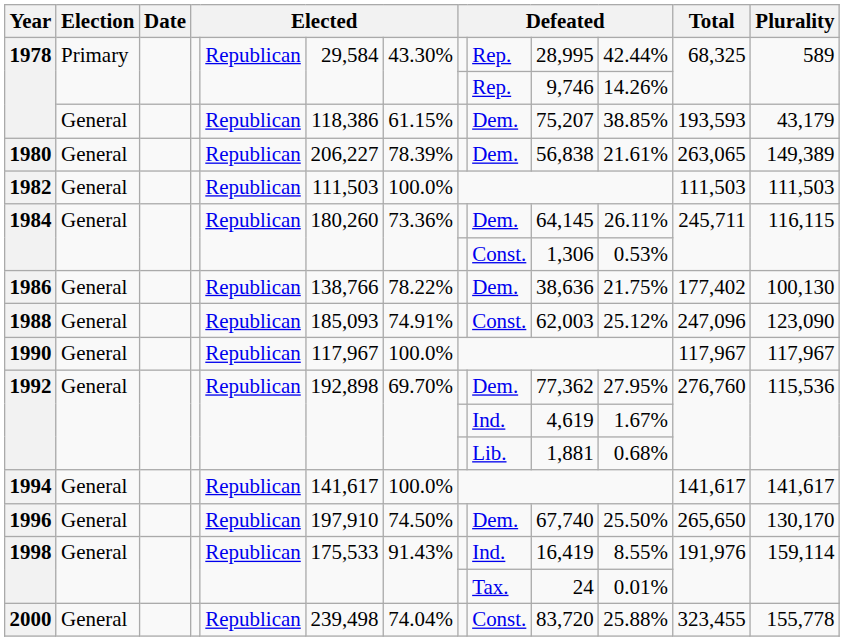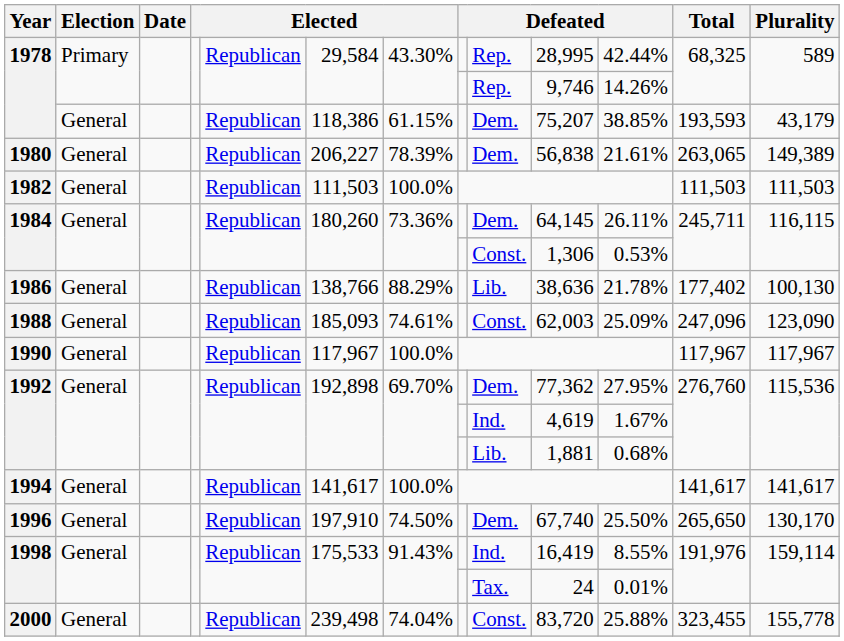(421, 287) 78.22% -> (421, 287) 88.29%
(495, 287) Dem. -> (489, 287) Lib.
(636, 287) 21.75% -> (636, 287) 21.78%
(421, 320) 74.91% -> (421, 320) 74.61%
(636, 320) 25.12% -> (636, 320) 25.09%
